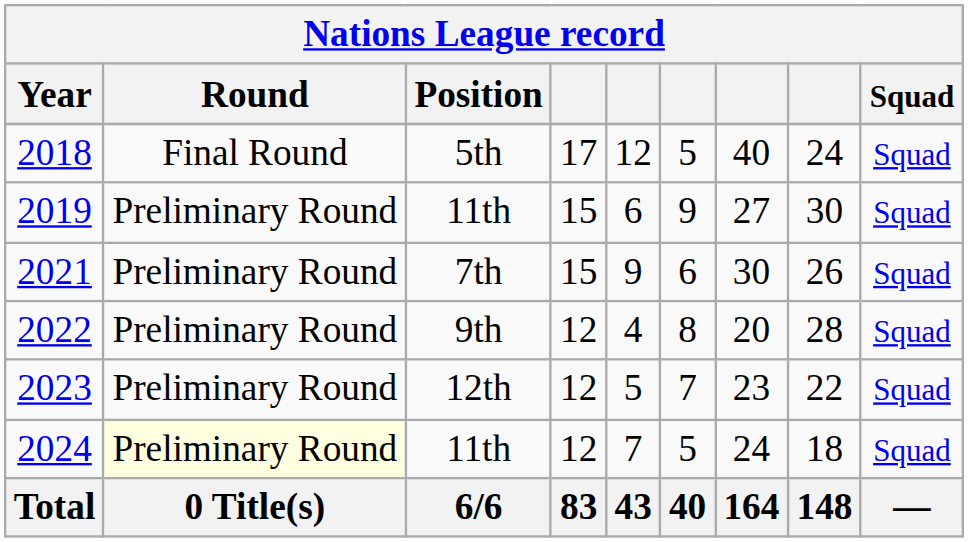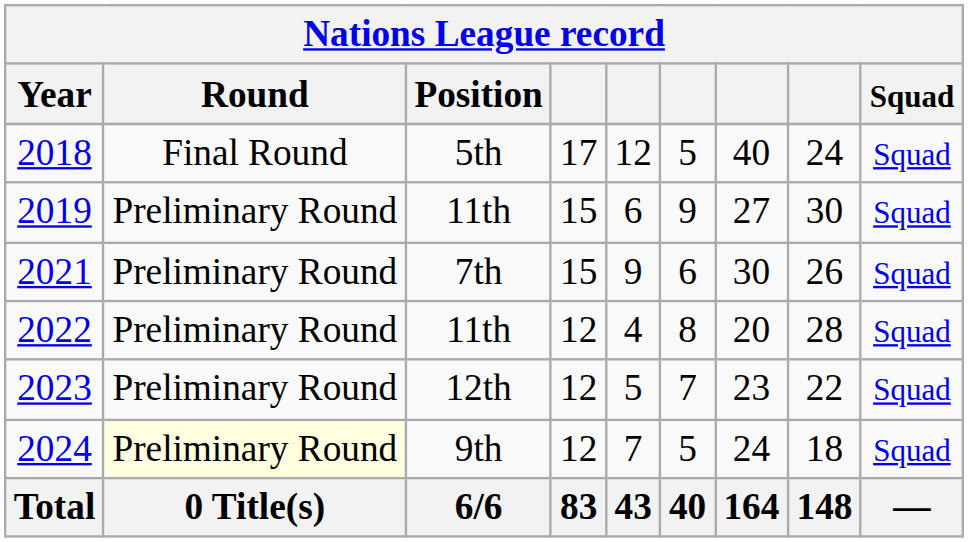(479, 329) 9th -> (479, 329) 11th
(479, 447) 11th -> (479, 447) 9th
